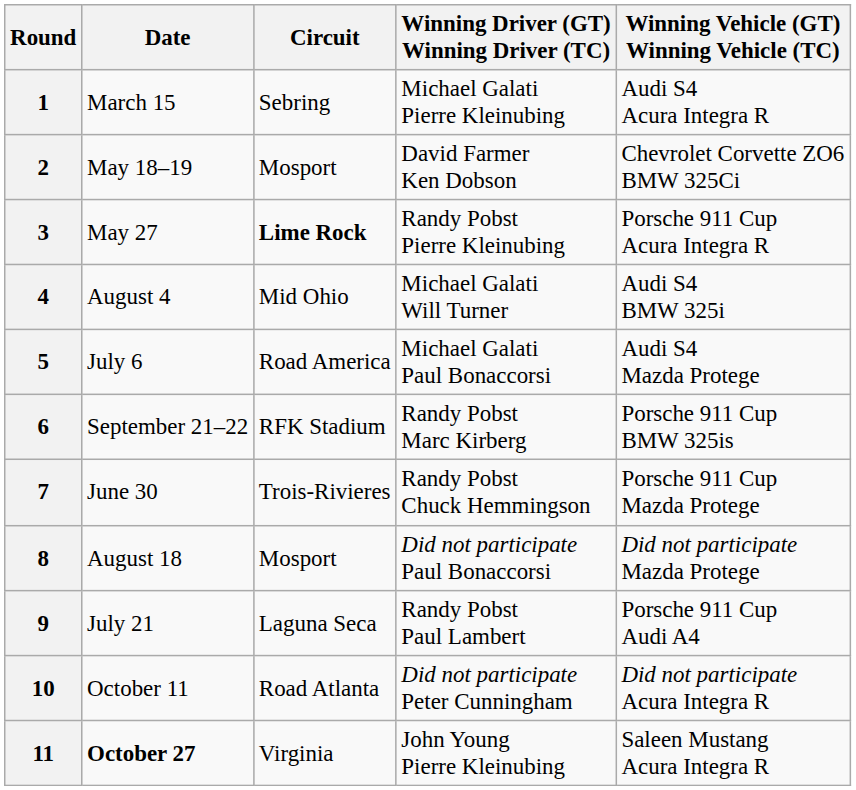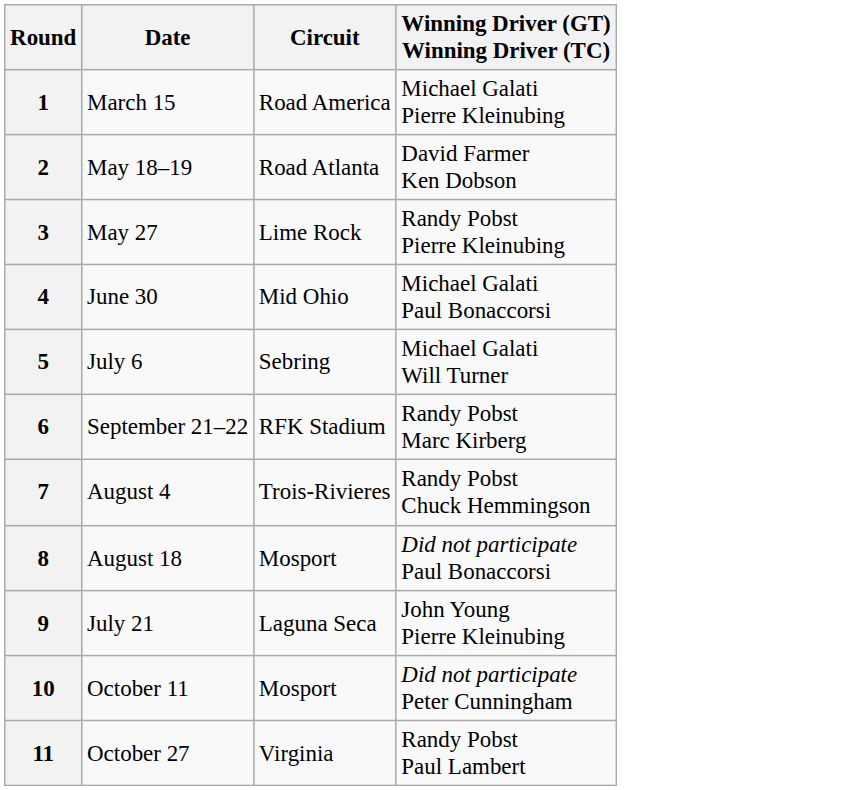- column: (733, 37)
(295, 102) Sebring -> (325, 102) Road America
(298, 167) Mosport -> (319, 167) Road Atlanta
(313, 232) bold -> (310, 232) normal
(129, 297) August 4 -> (122, 297) June 30
(470, 297) Michael Galati Will Turner -> (476, 297) Michael Galati Paul Bonaccorsi
(325, 362) Road America -> (295, 362) Sebring
(476, 362) Michael Galati Paul Bonaccorsi -> (470, 362) Michael Galati Will Turner
(122, 492) June 30 -> (129, 492) August 4
(463, 622) Randy Pobst Paul Lambert -> (483, 622) John Young Pierre Kleinubing
(319, 687) Road Atlanta -> (298, 687) Mosport
(141, 752) bold -> (138, 752) normal
(483, 752) John Young Pierre Kleinubing -> (463, 752) Randy Pobst Paul Lambert
